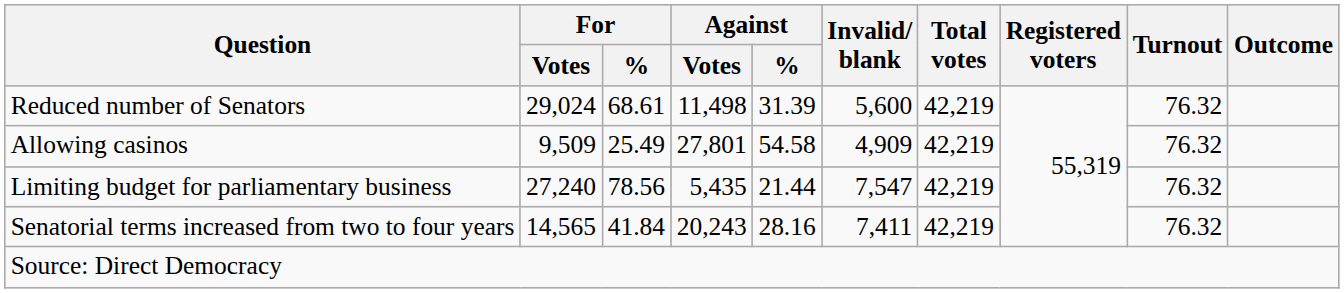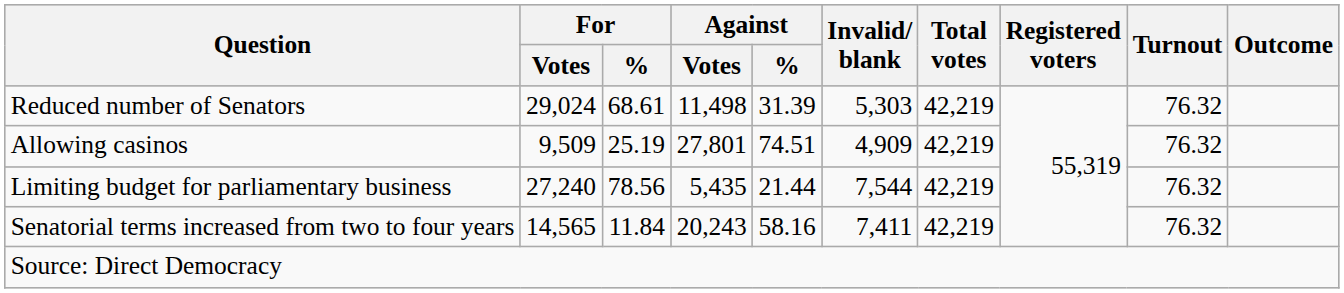(884, 105) 5,600 -> (884, 105) 5,303
(636, 145) 25.49 -> (636, 145) 25.19
(787, 145) 54.58 -> (787, 145) 74.51
(884, 186) 7,547 -> (884, 186) 7,544
(636, 226) 41.84 -> (637, 226) 11.84
(787, 226) 28.16 -> (787, 226) 58.16
